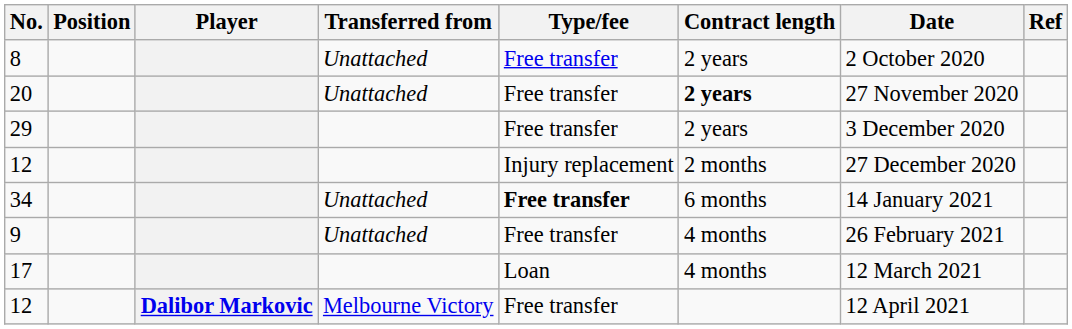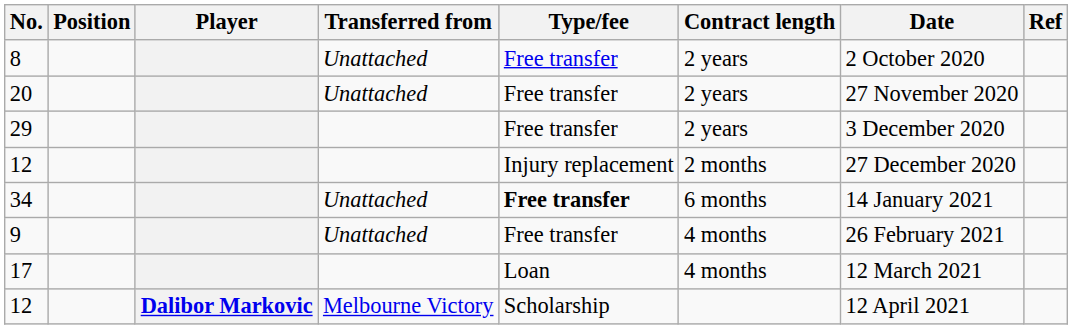(718, 93) bold -> (716, 93) normal
(561, 306) Free transfer -> (557, 306) Scholarship
